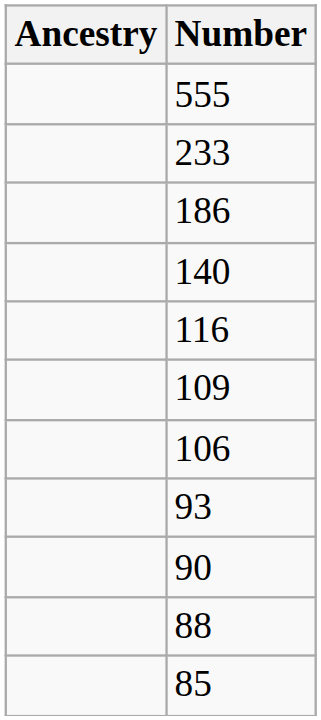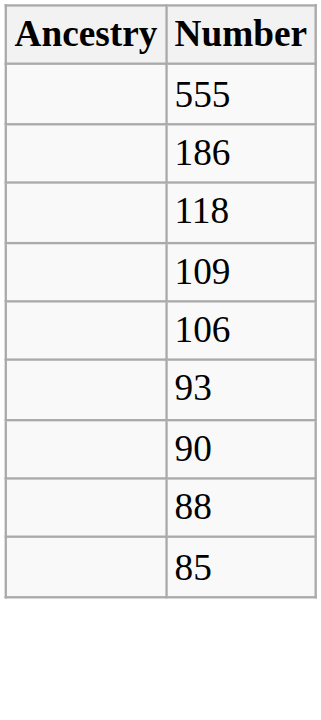- row: (202, 152)
- row: (202, 270)
+ row: (202, 211)
- row: (202, 329)
